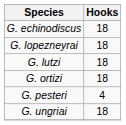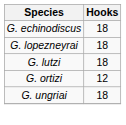(102, 78) 18 -> (102, 78) 12
- row: (44, 95)
